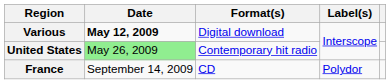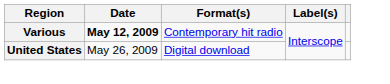(241, 32) Digital download -> (223, 32) Contemporary hit radio
(122, 50) lightgreen background -> (122, 50) no background
(258, 50) Contemporary hit radio -> (207, 50) Digital download
- row: (44, 69)
